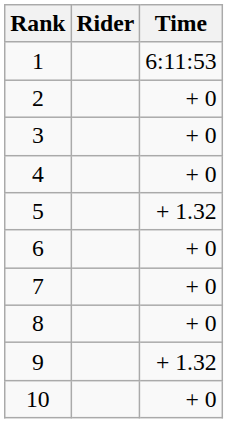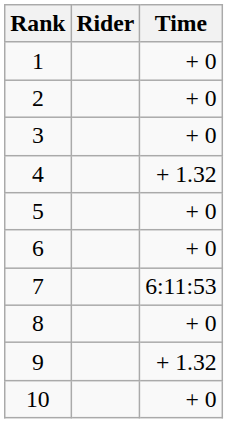(181, 60) 6:11:53 -> (201, 60) + 0
(201, 173) + 0 -> (186, 173) + 1.32
(186, 211) + 1.32 -> (201, 211) + 0
(201, 286) + 0 -> (181, 286) 6:11:53
